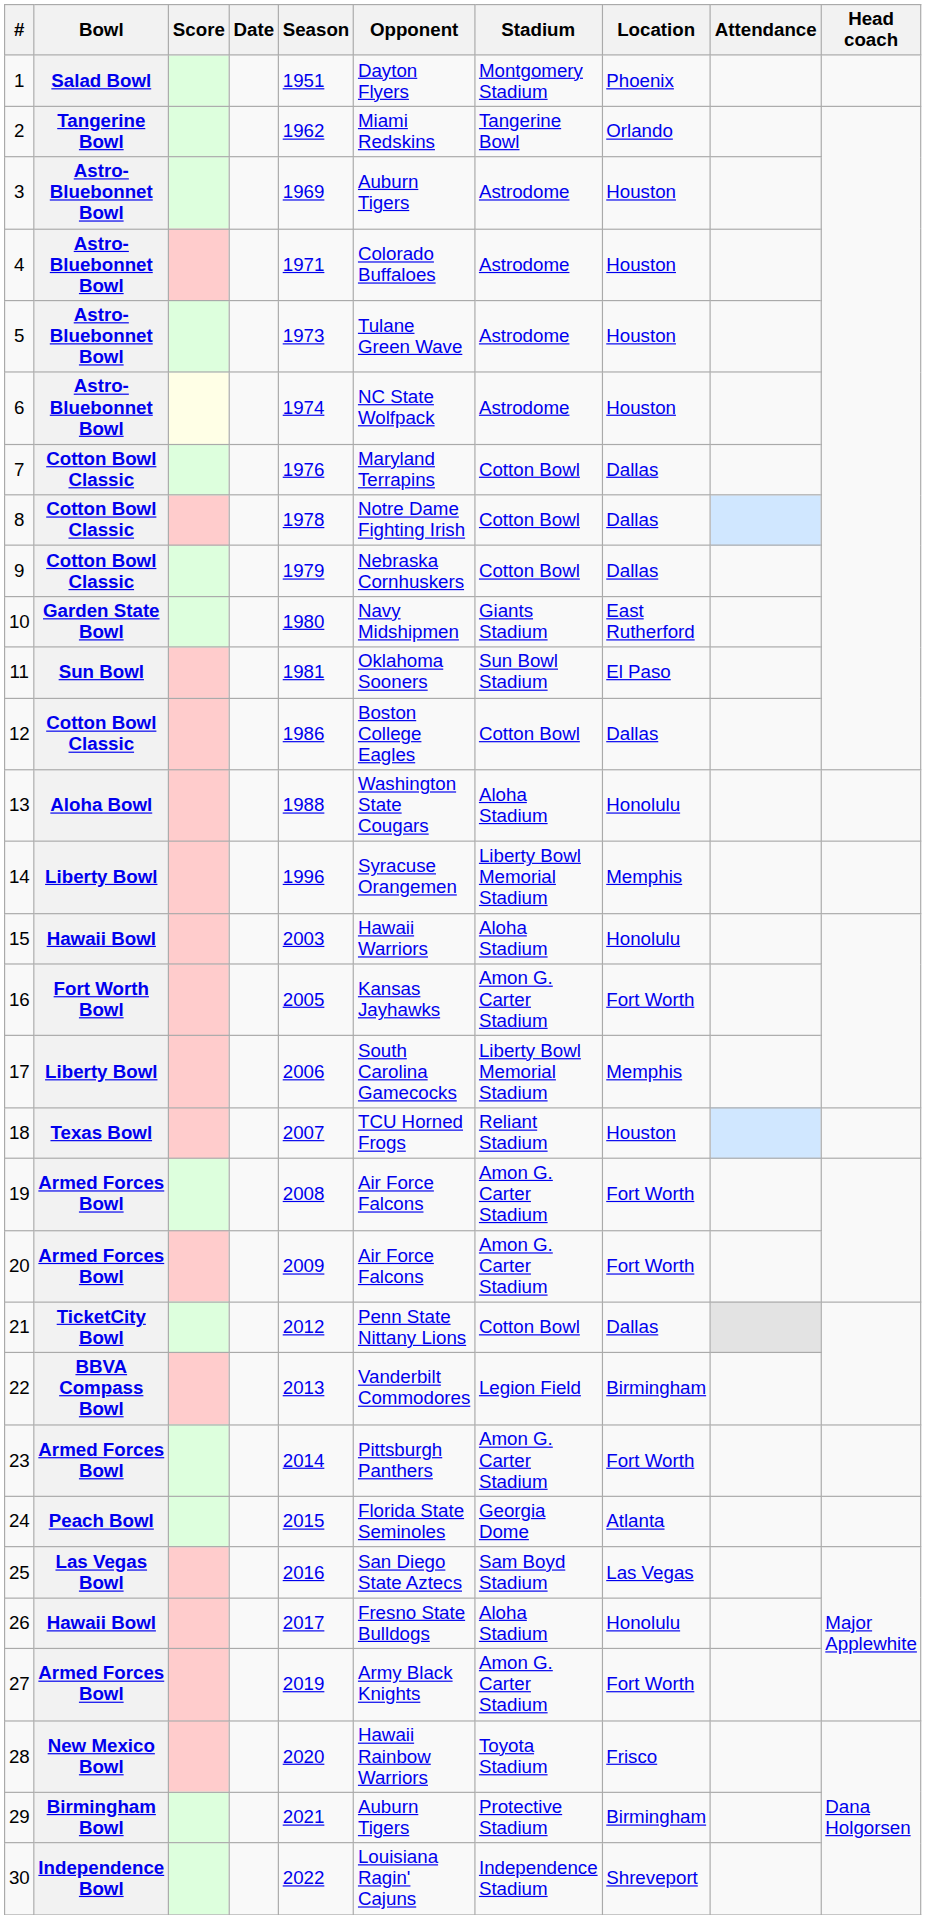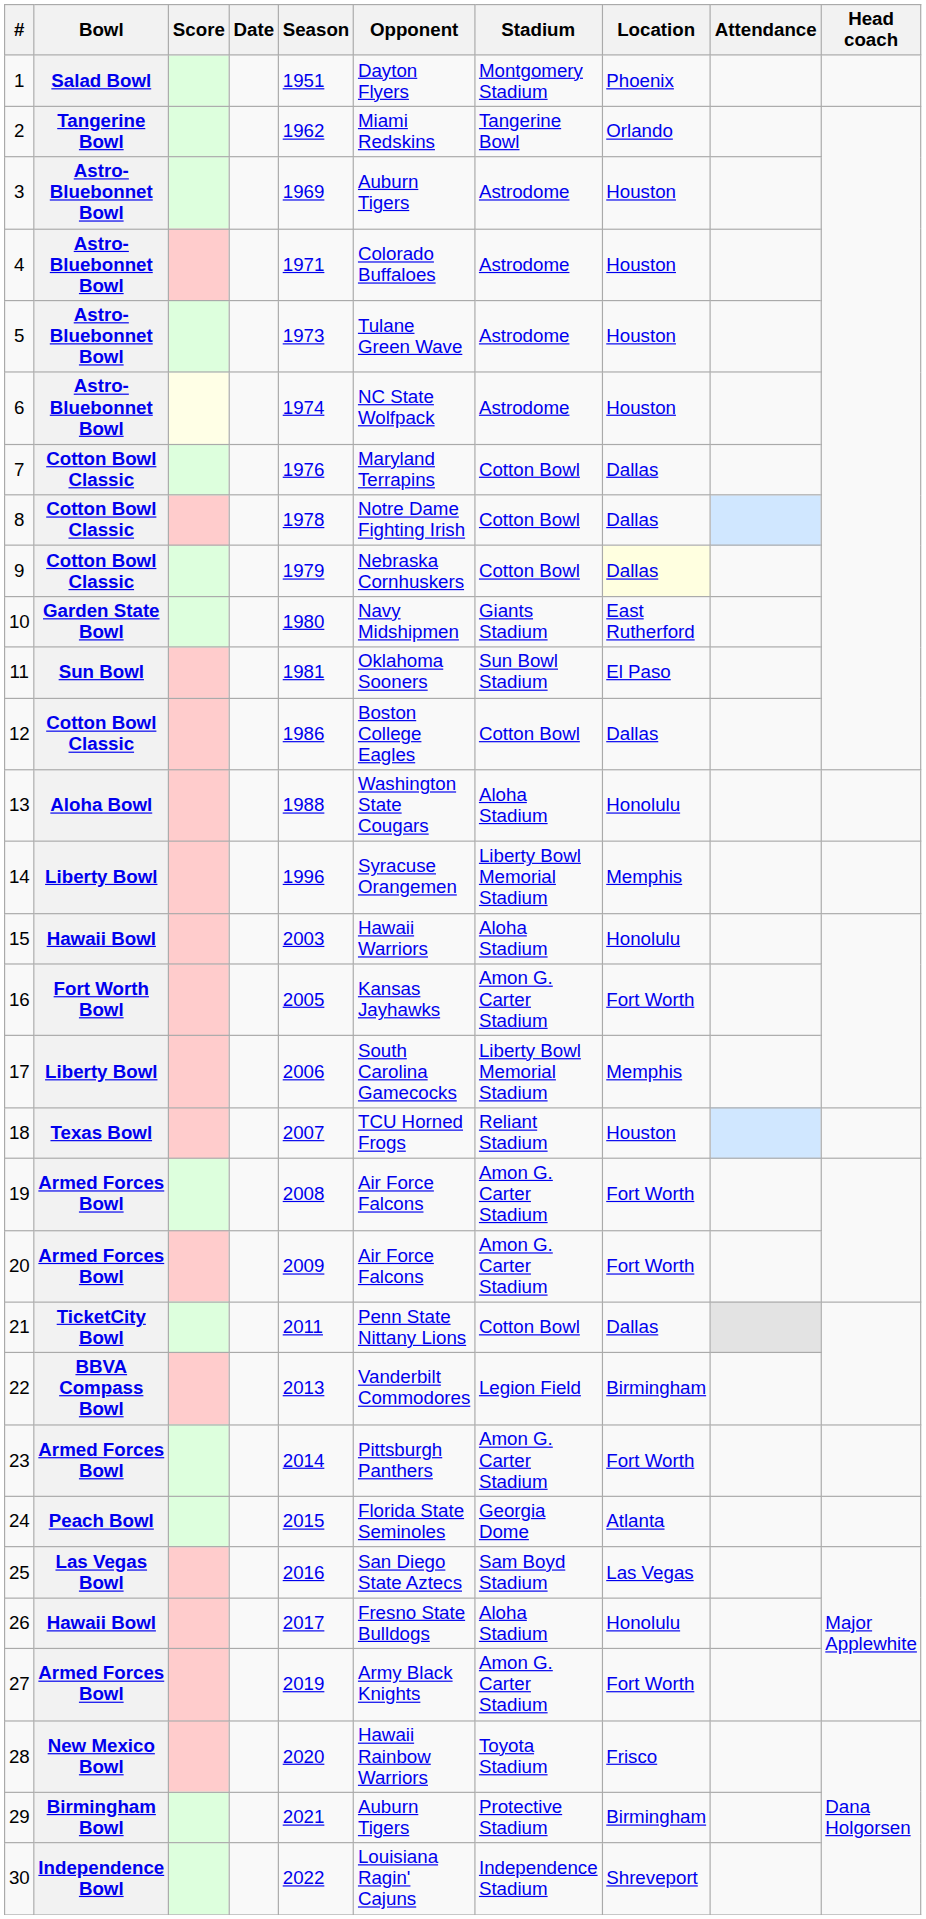(632, 570) no background -> (632, 570) lightyellow background
(304, 1327) 2012 -> (303, 1327) 2011
